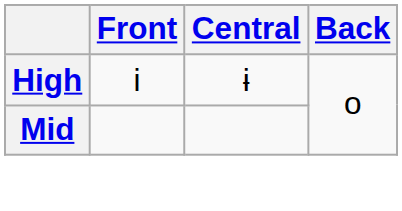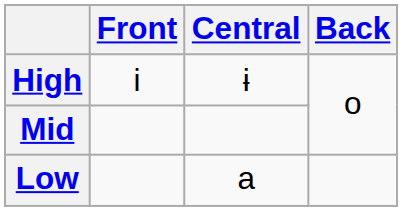+ row: (47, 179)
